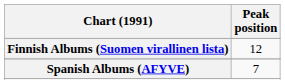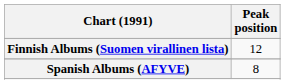(256, 68) 7 -> (256, 68) 8
